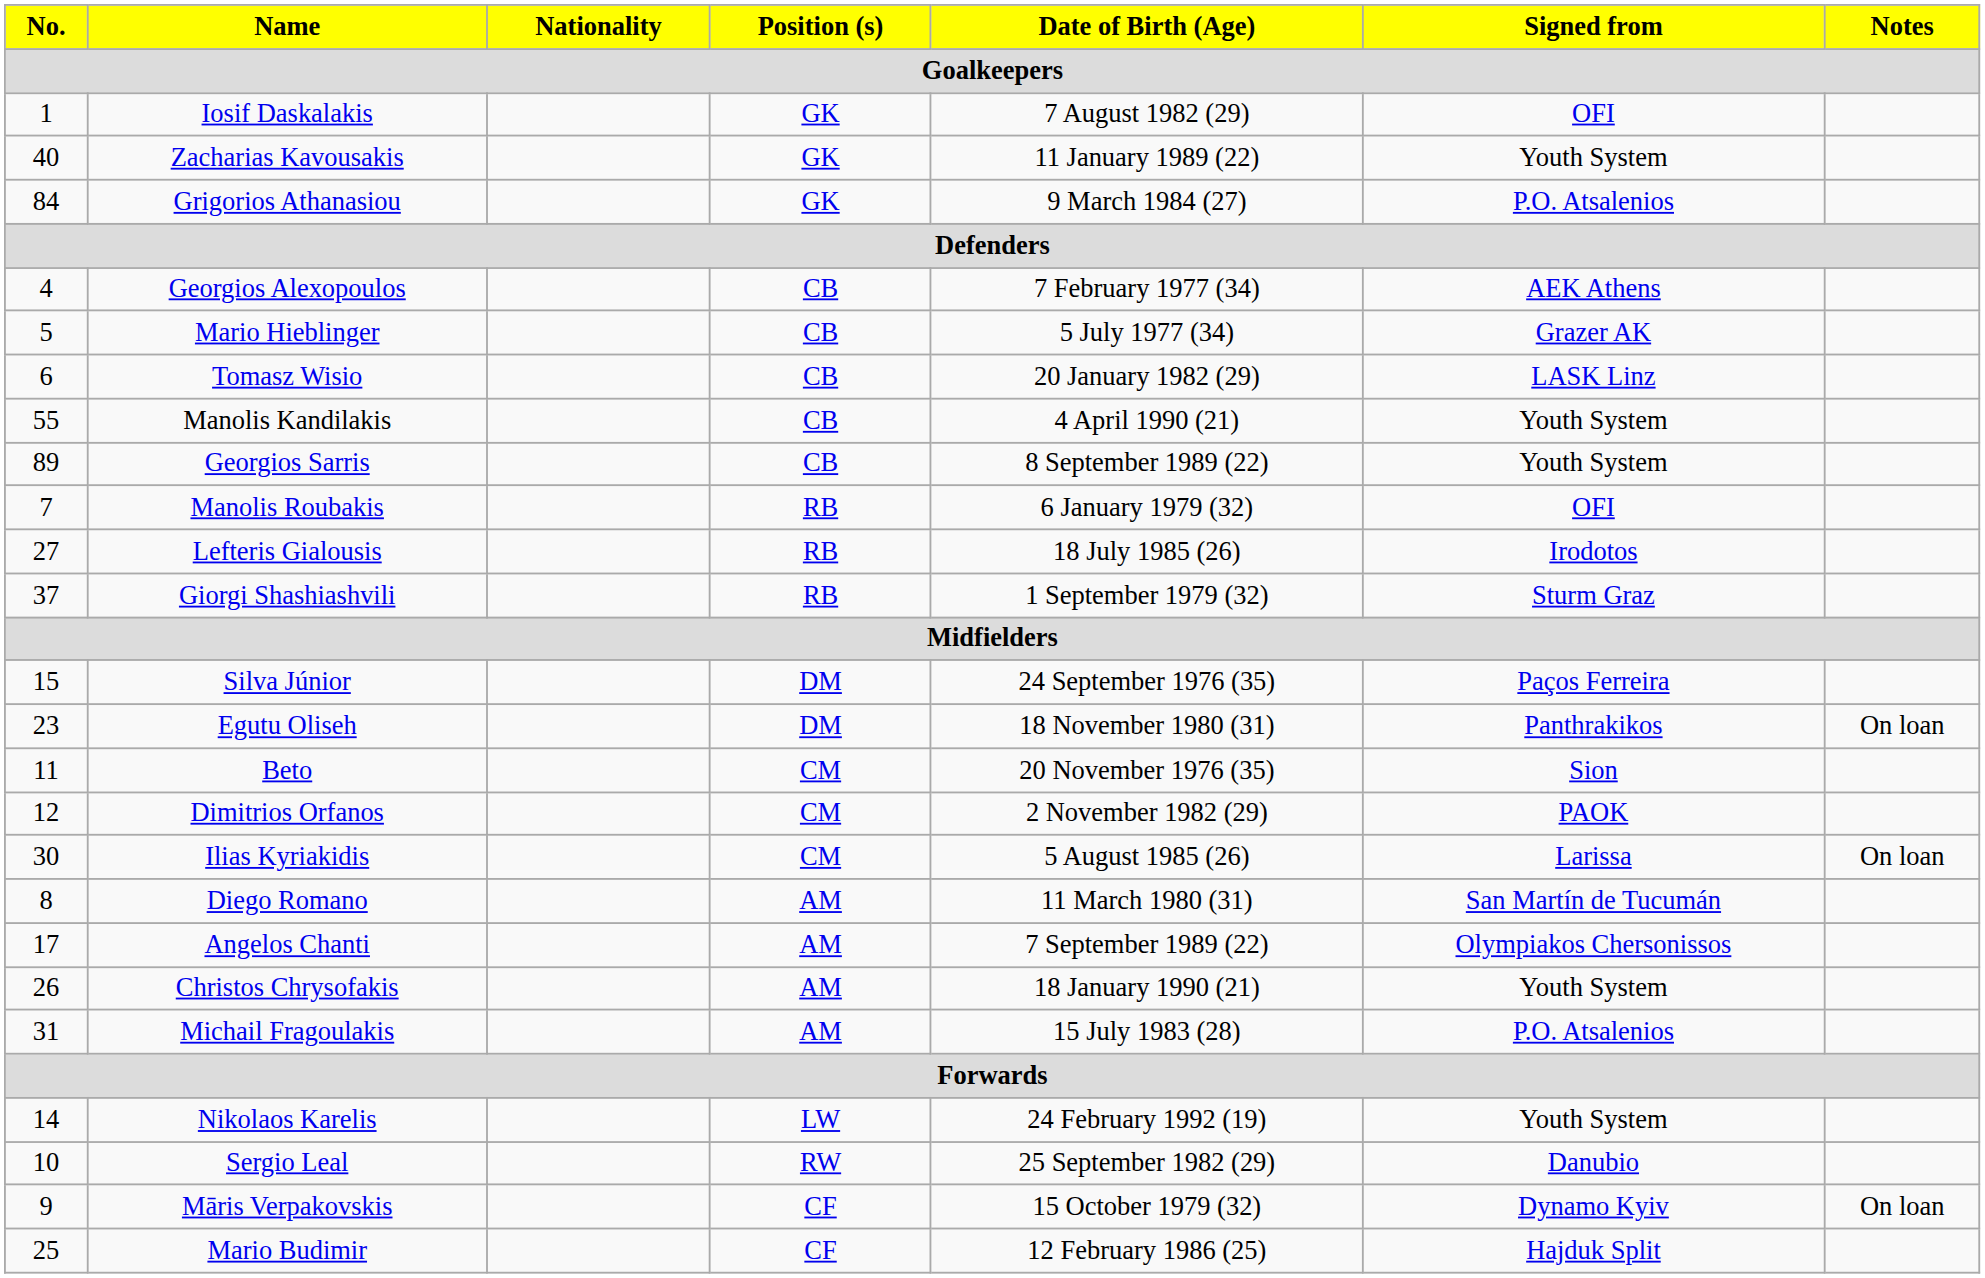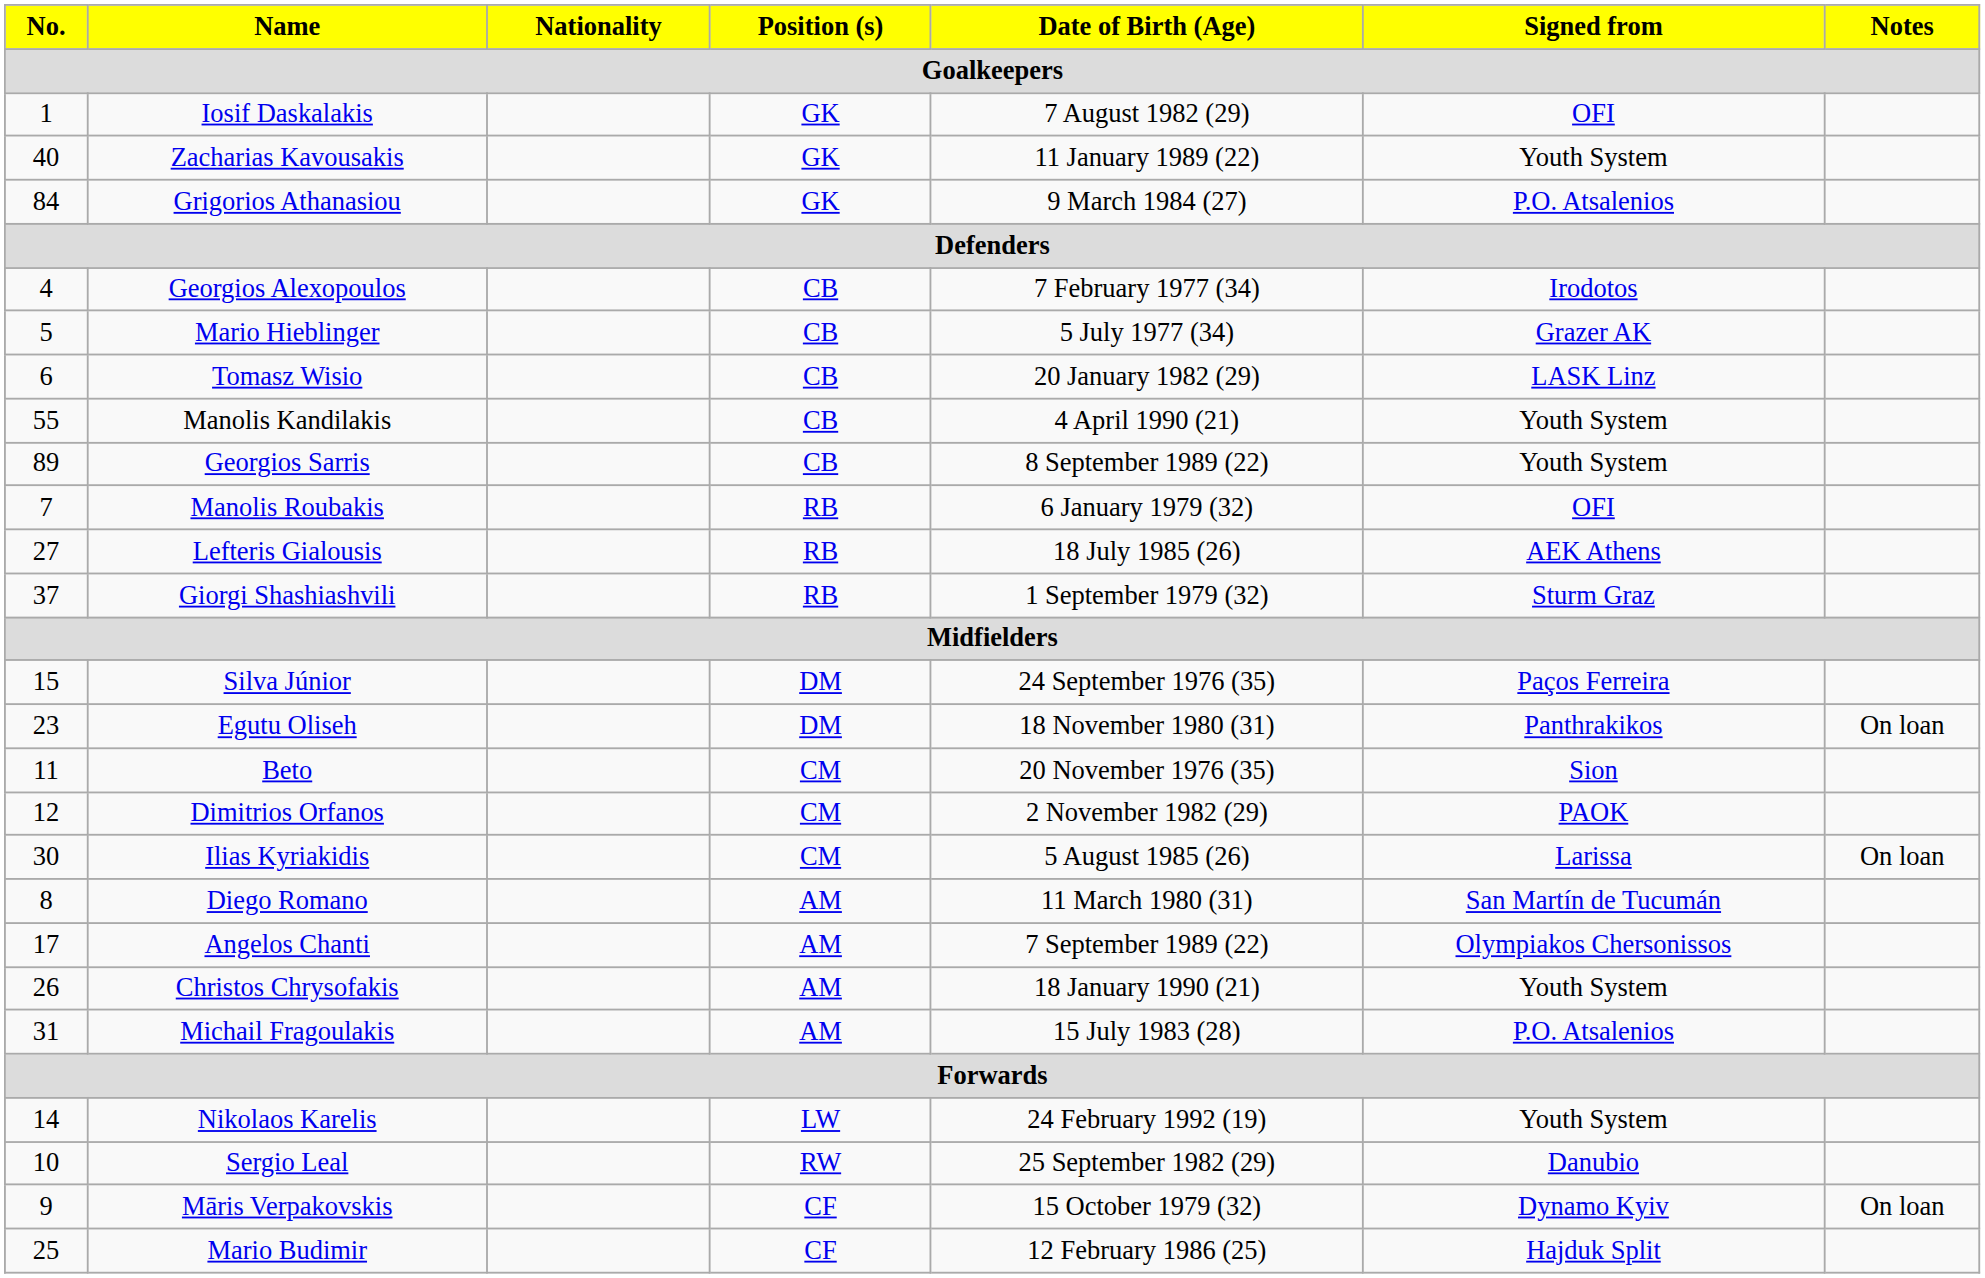(1593, 288) AEK Athens -> (1593, 288) Irodotos
(1593, 551) Irodotos -> (1593, 551) AEK Athens
